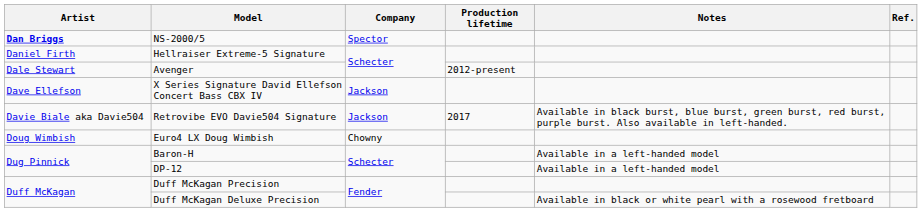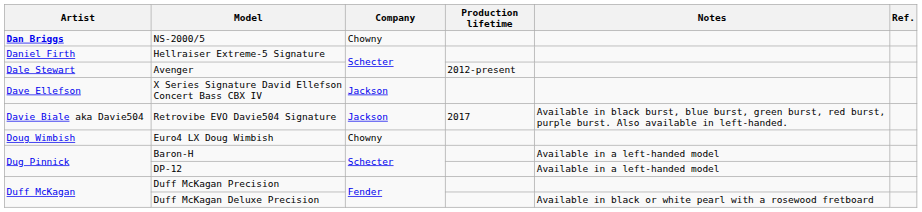(368, 39) Spector -> (365, 39) Chowny
